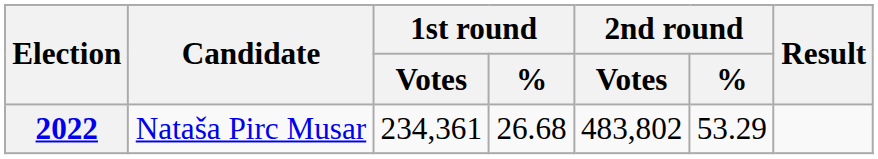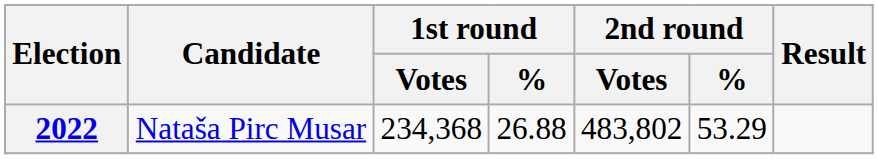(431, 128) 234,361 -> (431, 128) 234,368
(531, 128) 26.68 -> (531, 128) 26.88
